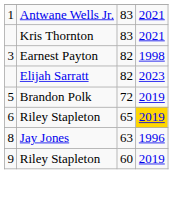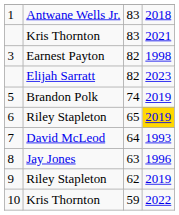(152, 14) 2021 -> (158, 14) 2018
(126, 96) 72 -> (133, 96) 74
+ row: (11, 138)
(126, 158) 60 -> (133, 179) 62
+ row: (14, 199)
